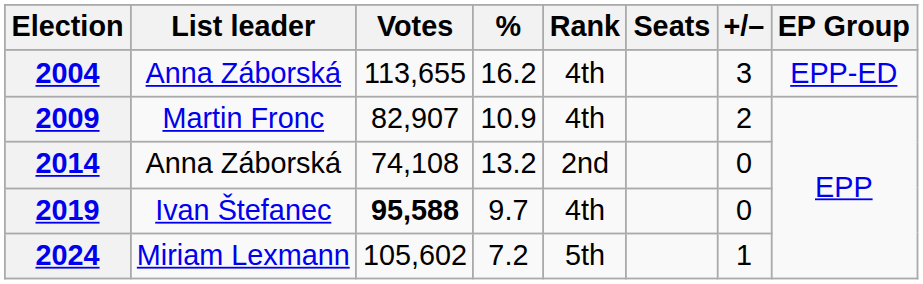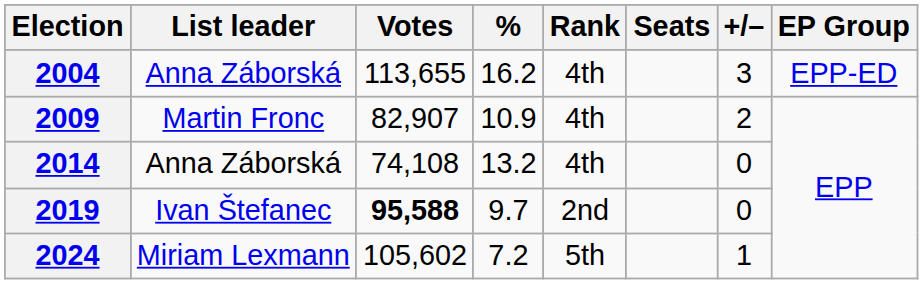(585, 164) 2nd -> (585, 164) 4th
(585, 210) 4th -> (585, 210) 2nd
